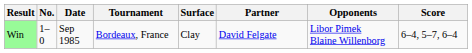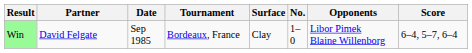columns swapped: (47, 12) <-> (262, 12)
